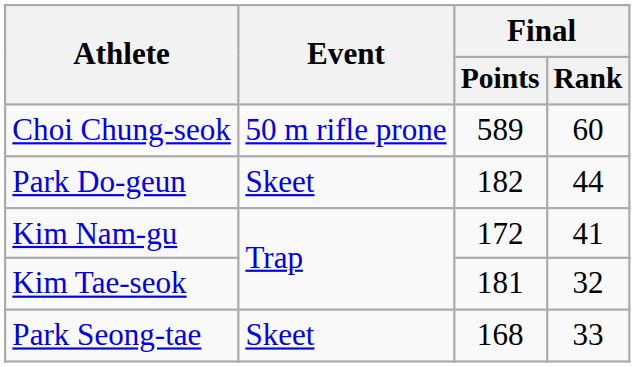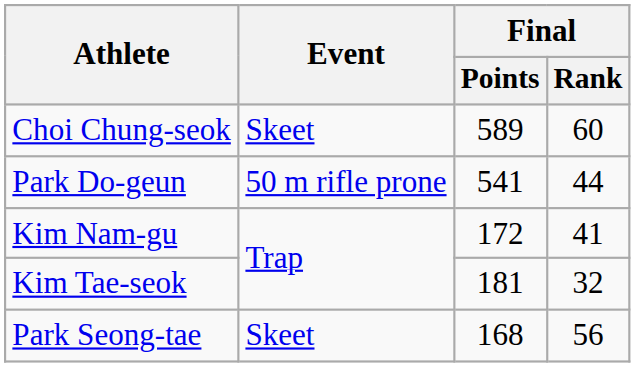(346, 130) 50 m rifle prone -> (280, 130) Skeet
(280, 181) Skeet -> (346, 181) 50 m rifle prone
(500, 181) 182 -> (500, 181) 541
(588, 335) 33 -> (588, 335) 56
